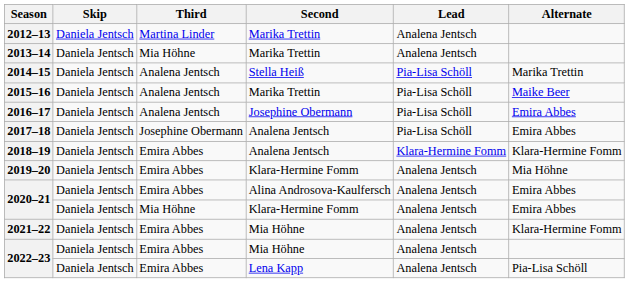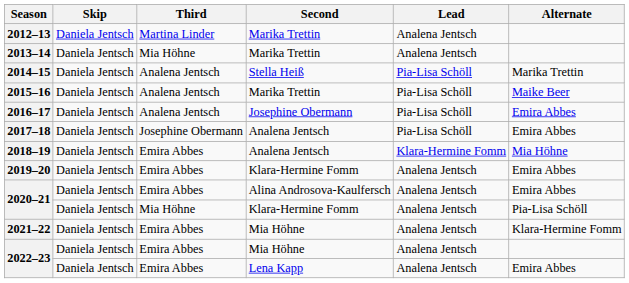(567, 151) Klara-Hermine Fomm -> (540, 151) Mia Höhne
(540, 170) Mia Höhne -> (544, 170) Emira Abbes
(544, 209) Emira Abbes -> (550, 209) Pia-Lisa Schöll
(550, 268) Pia-Lisa Schöll -> (544, 268) Emira Abbes
